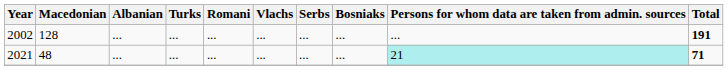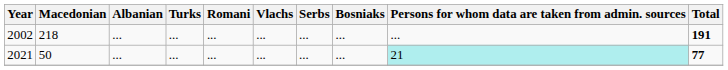(48, 34) 128 -> (48, 34) 218
(45, 55) 48 -> (45, 55) 50
(698, 55) 71 -> (698, 55) 77
